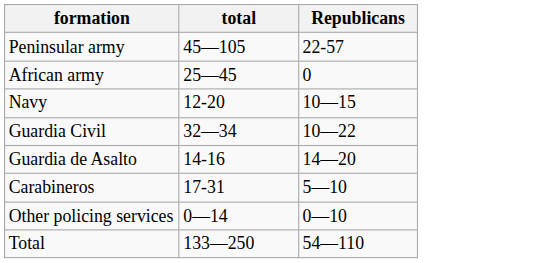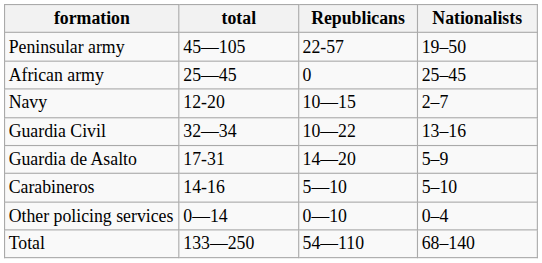+ column: (477, 18)
(204, 159) 14-16 -> (204, 159) 17-31
(204, 187) 17-31 -> (204, 187) 14-16
